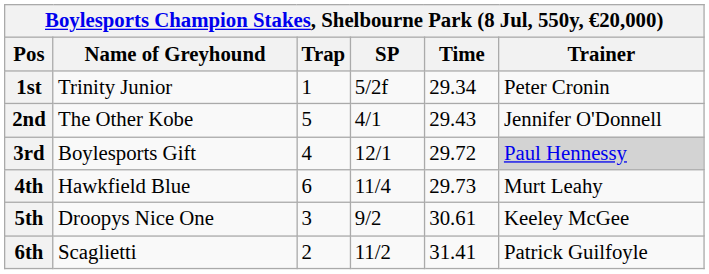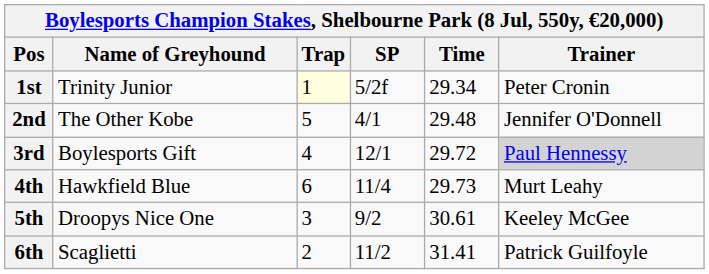(307, 86) no background -> (307, 86) lightyellow background
(453, 119) 29.43 -> (453, 119) 29.48
